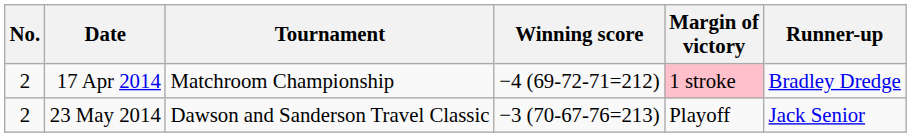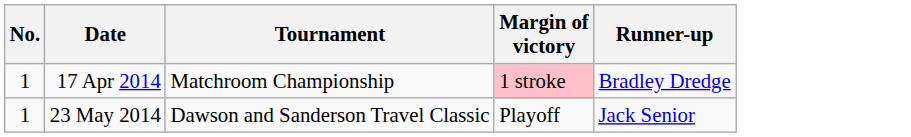- column: (579, 34)
(25, 80) 2 -> (25, 80) 1
(25, 115) 2 -> (25, 115) 1
